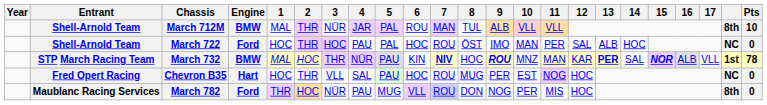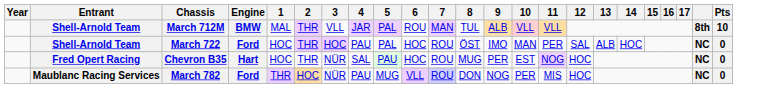(335, 28) NÜR -> (335, 28) VLL
- row: (195, 59)
(335, 75) VLL -> (335, 59) NÜR
(732, 91) 8th -> (702, 75) NC
